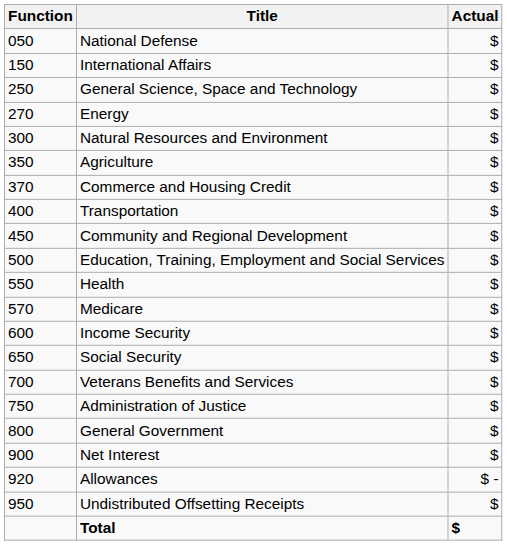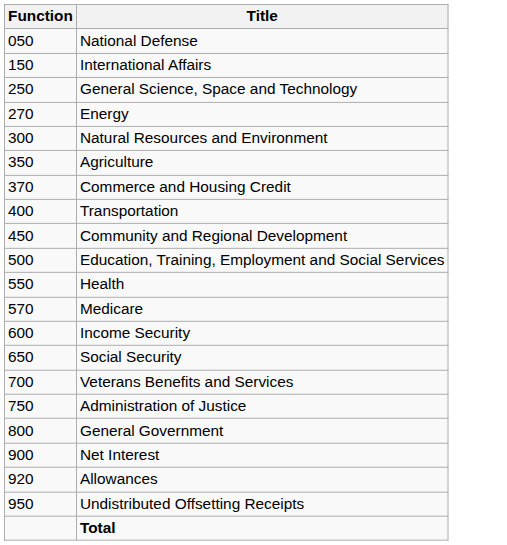- column: (475, 16)
